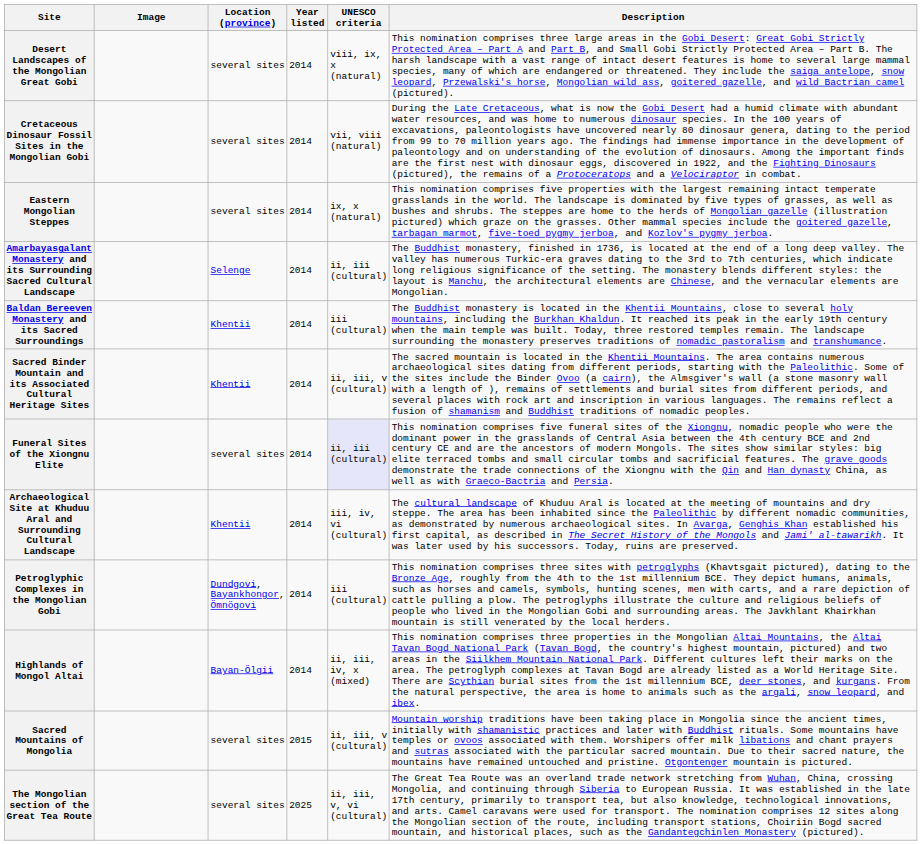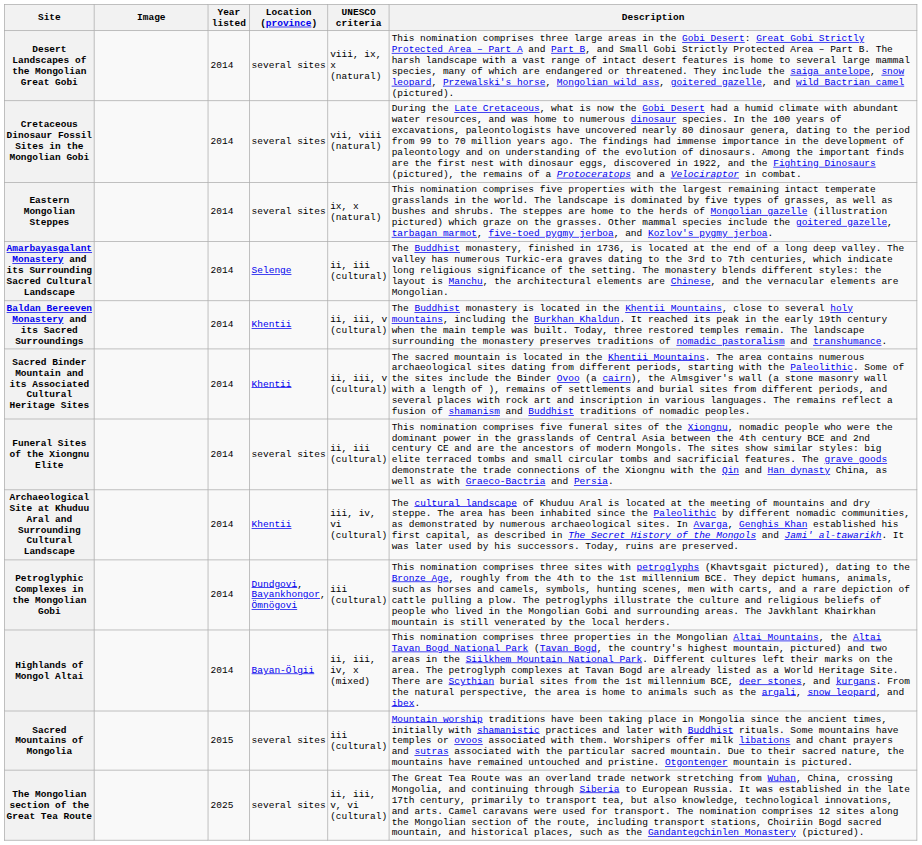columns swapped: (248, 18) <-> (307, 18)
(359, 325) iii (cultural) -> (359, 325) ii, iii, v (cultural)
(359, 454) lavender background -> (359, 454) no background
(359, 741) ii, iii, v (cultural) -> (359, 741) iii (cultural)
